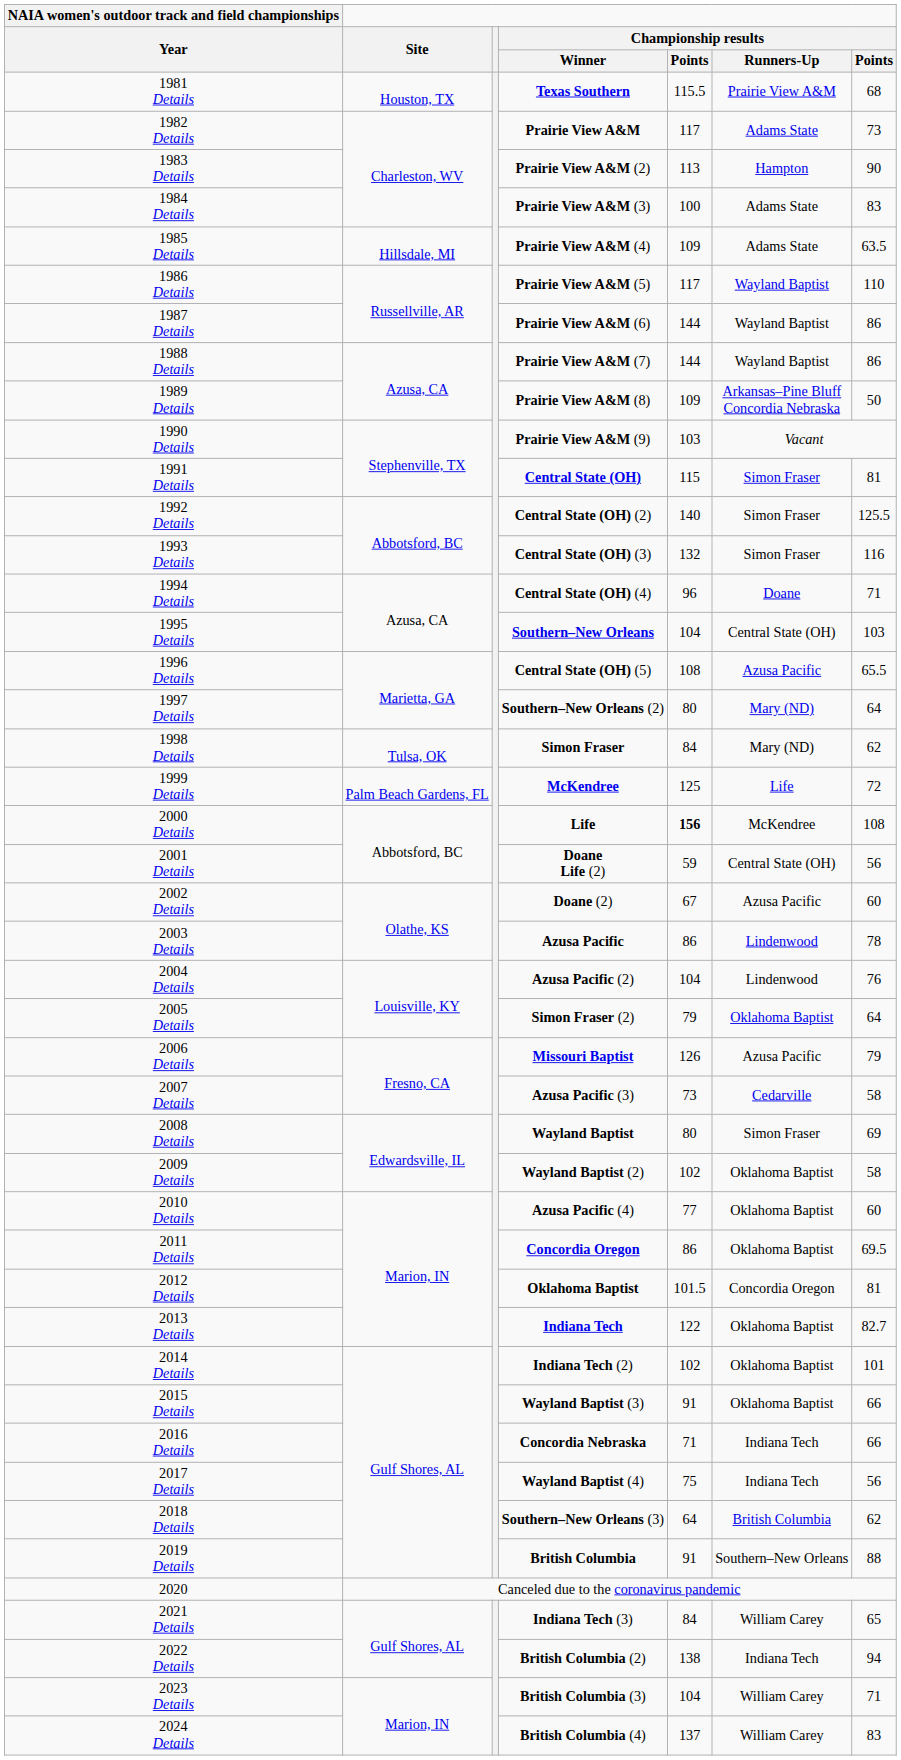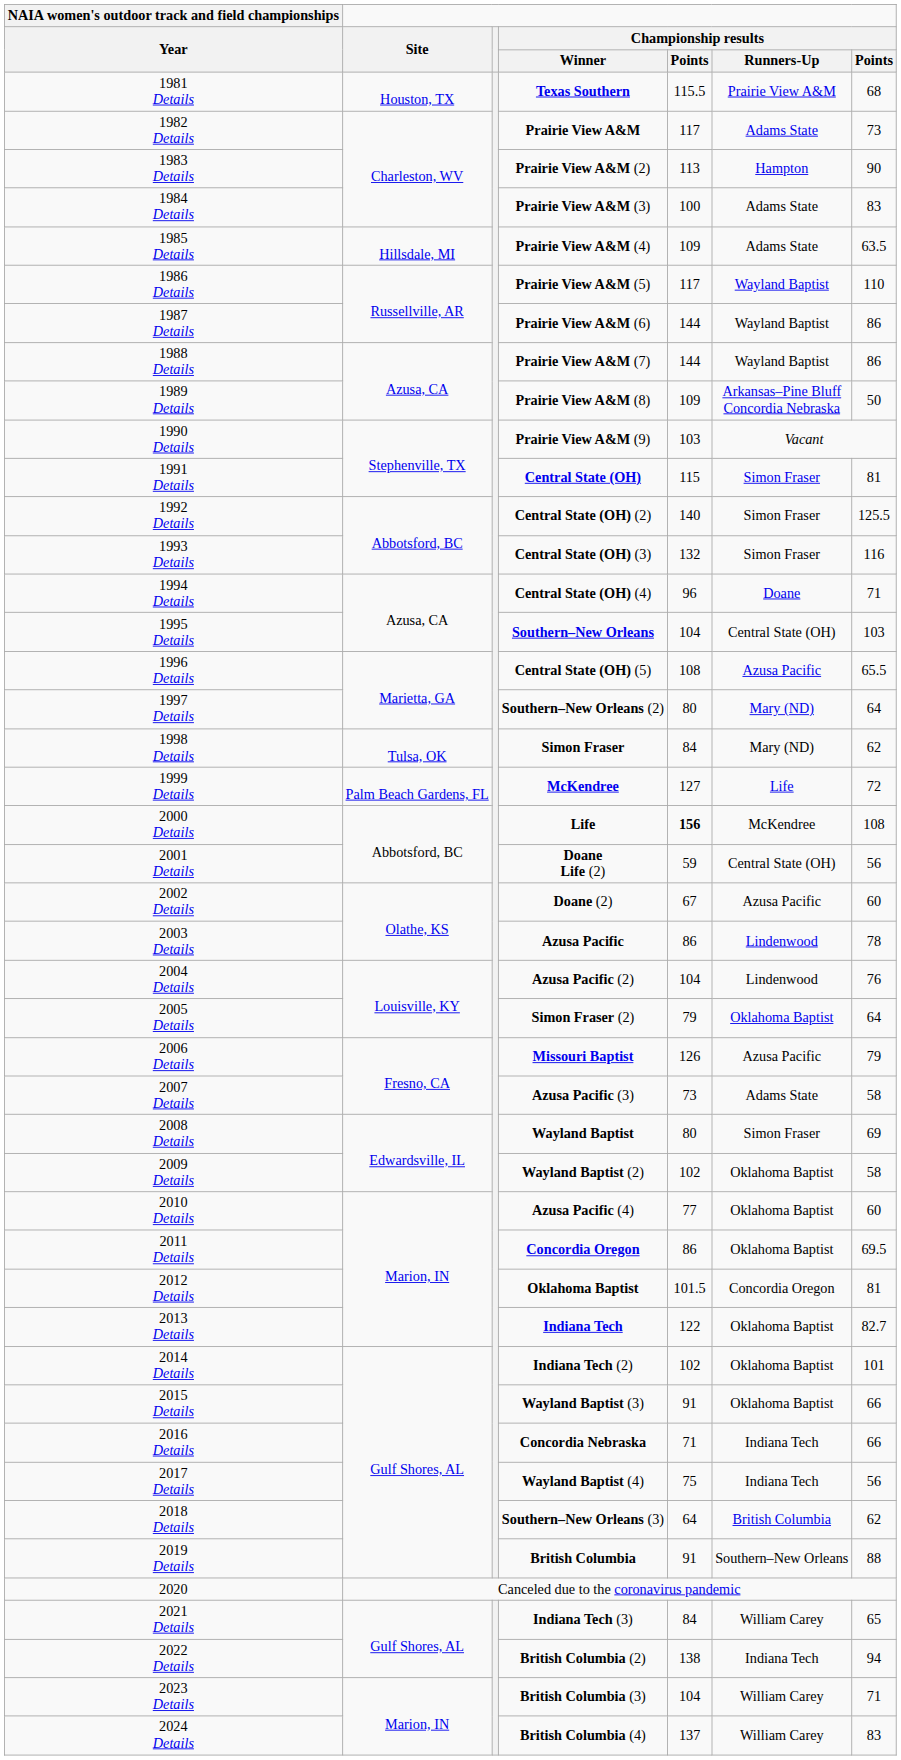(690, 786) 125 -> (690, 786) 127
(782, 1095) Cedarville -> (782, 1095) Adams State
